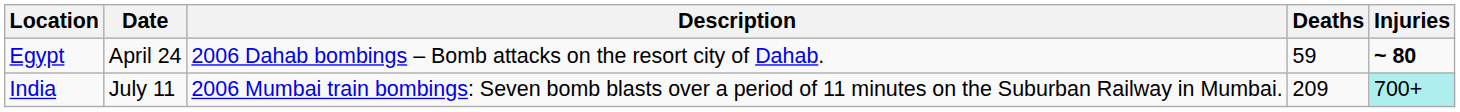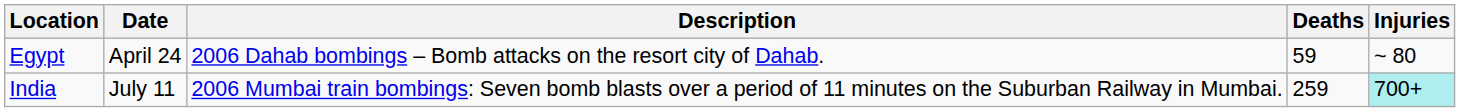(1395, 55) bold -> (1395, 55) normal
(1310, 89) 209 -> (1310, 89) 259
